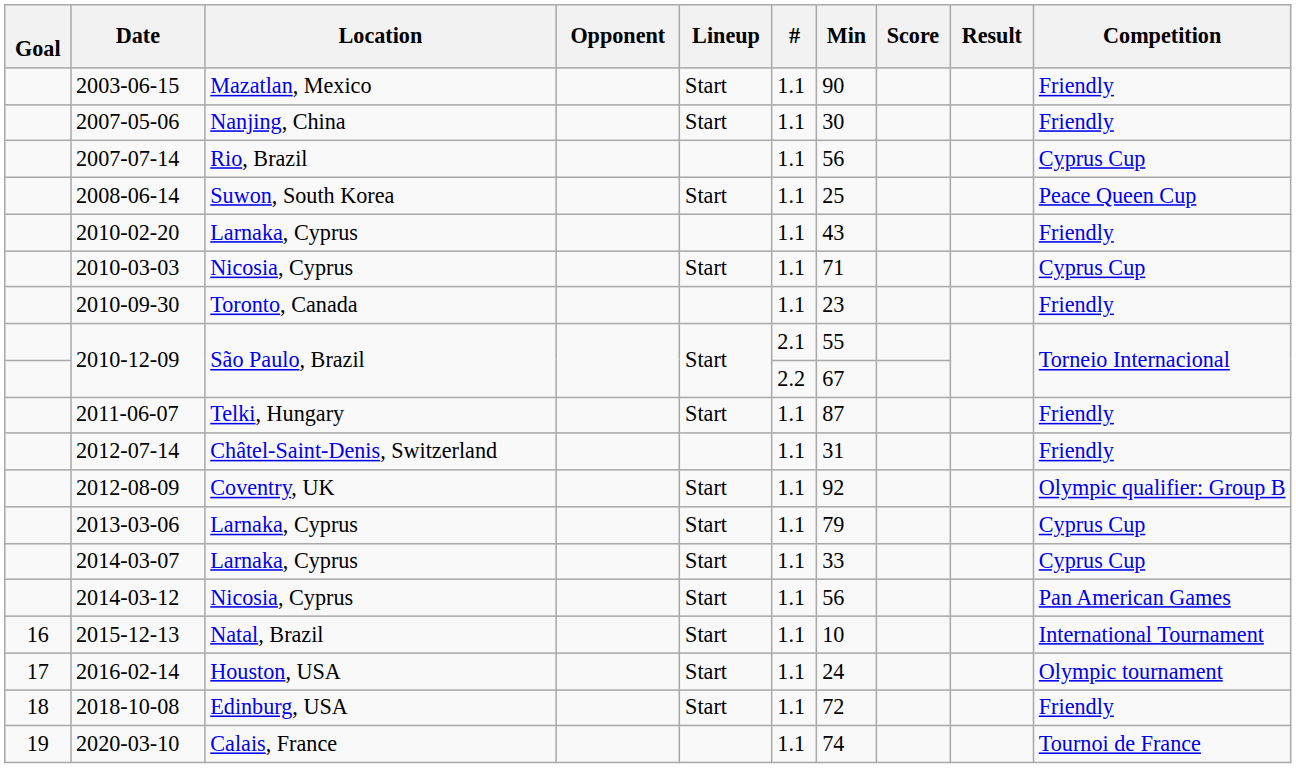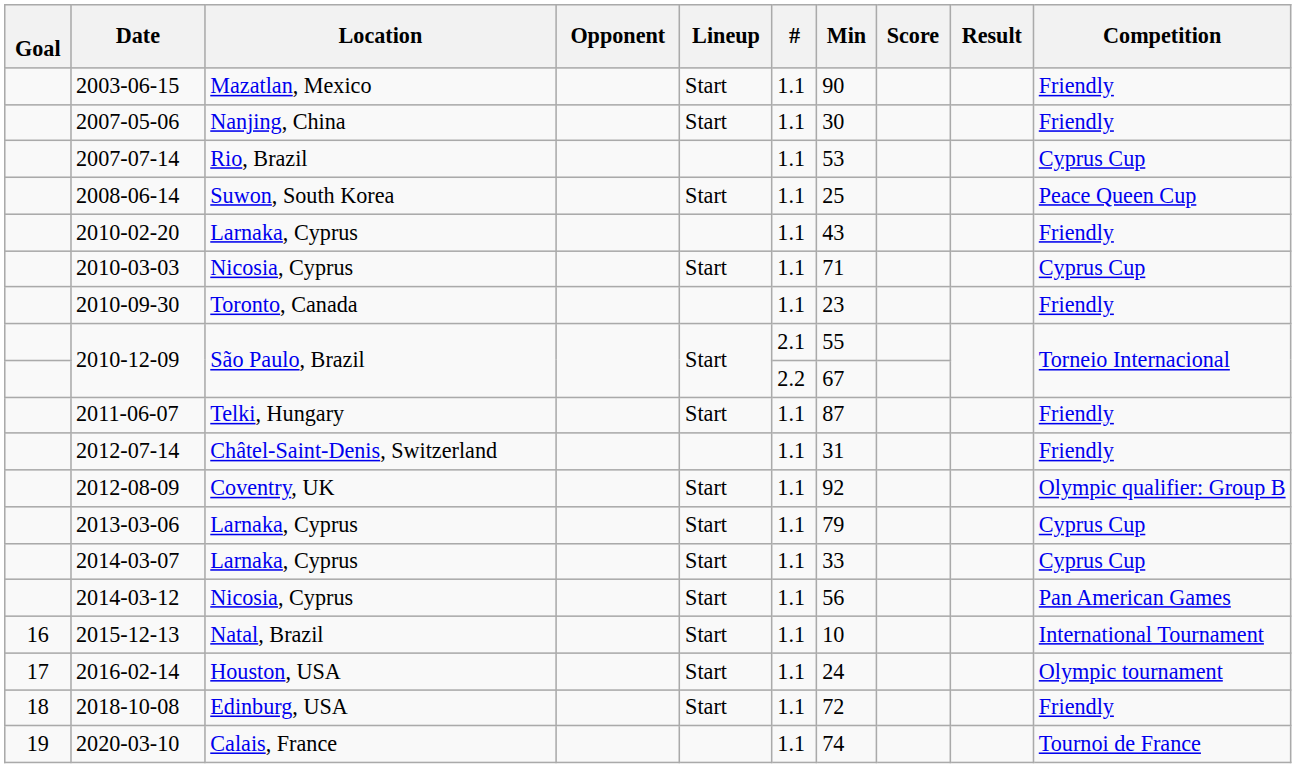(833, 159) 56 -> (833, 159) 53
